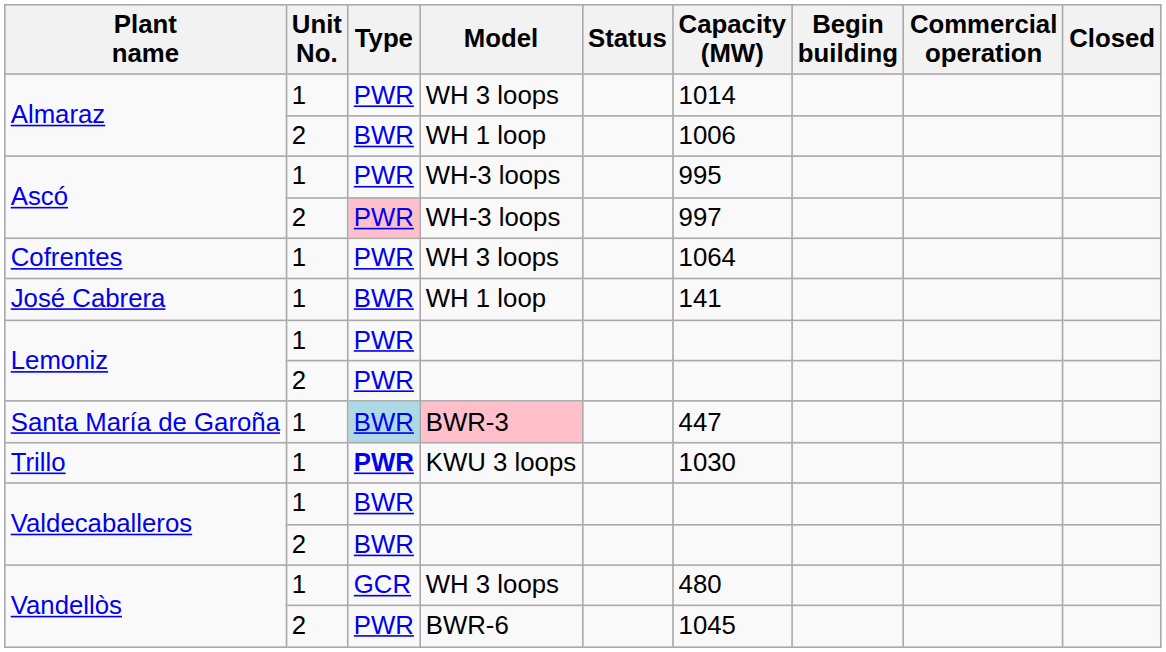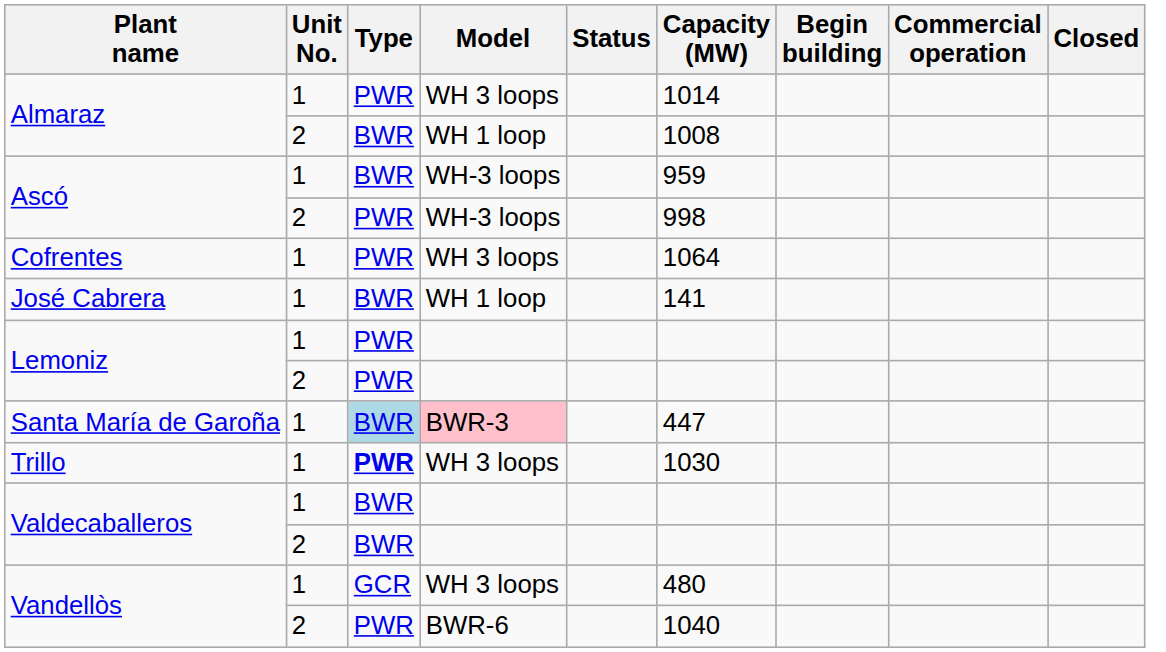(707, 135) 1006 -> (691, 135) 1008
(384, 176) PWR -> (384, 176) BWR
(700, 176) 995 -> (684, 176) 959
(384, 217) pink background -> (384, 217) no background
(700, 217) 997 -> (684, 217) 998
(501, 462) KWU 3 loops -> (492, 462) WH 3 loops
(707, 625) 1045 -> (691, 625) 1040
